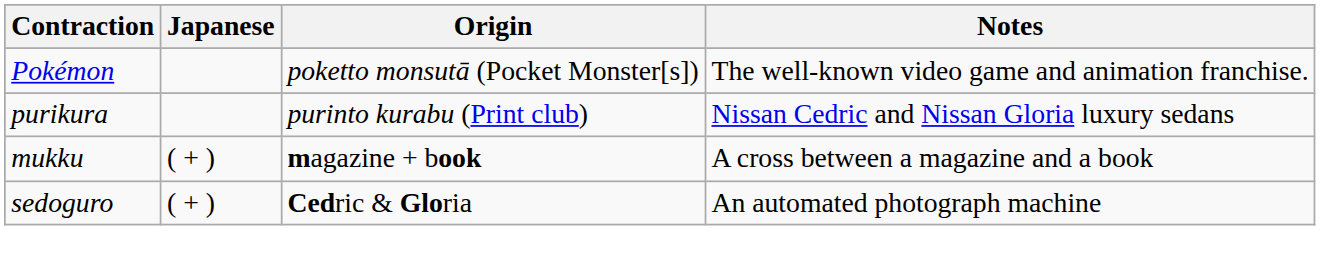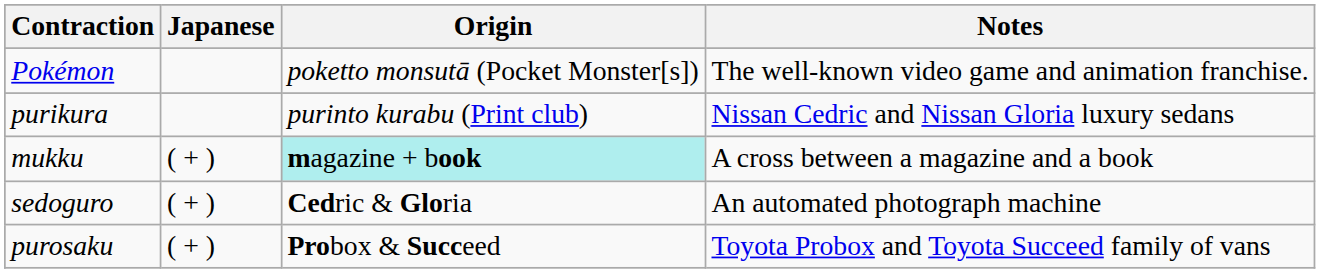(384, 158) no background -> (384, 158) paleturquoise background
+ row: (62, 245)
